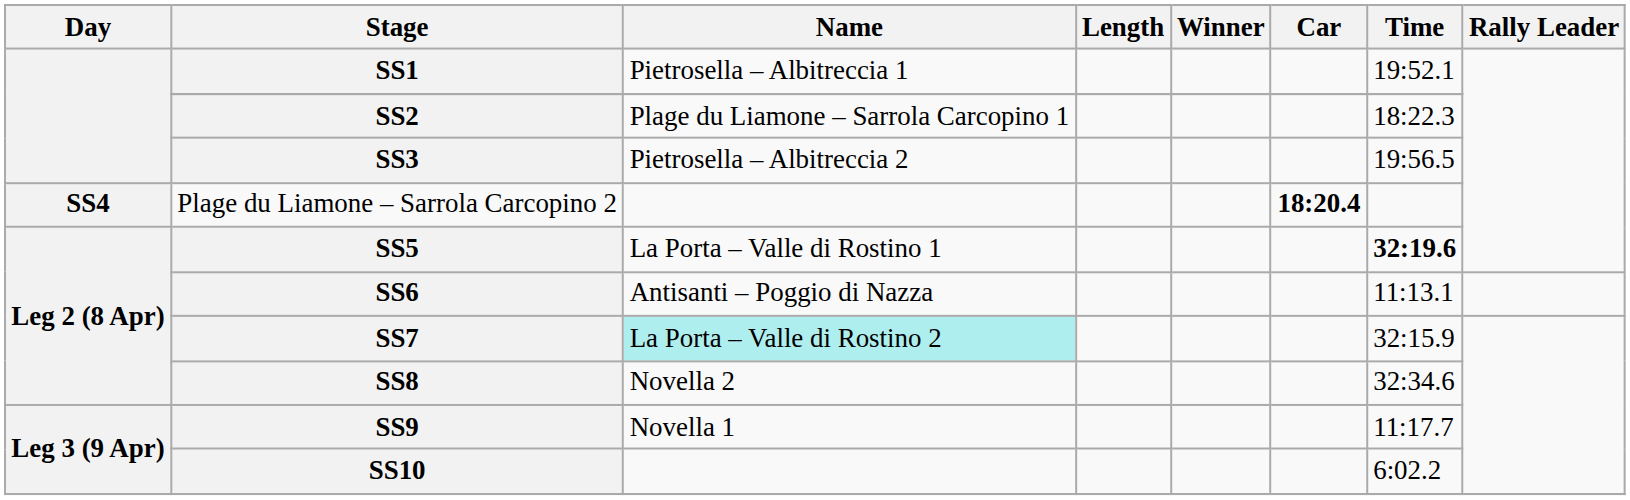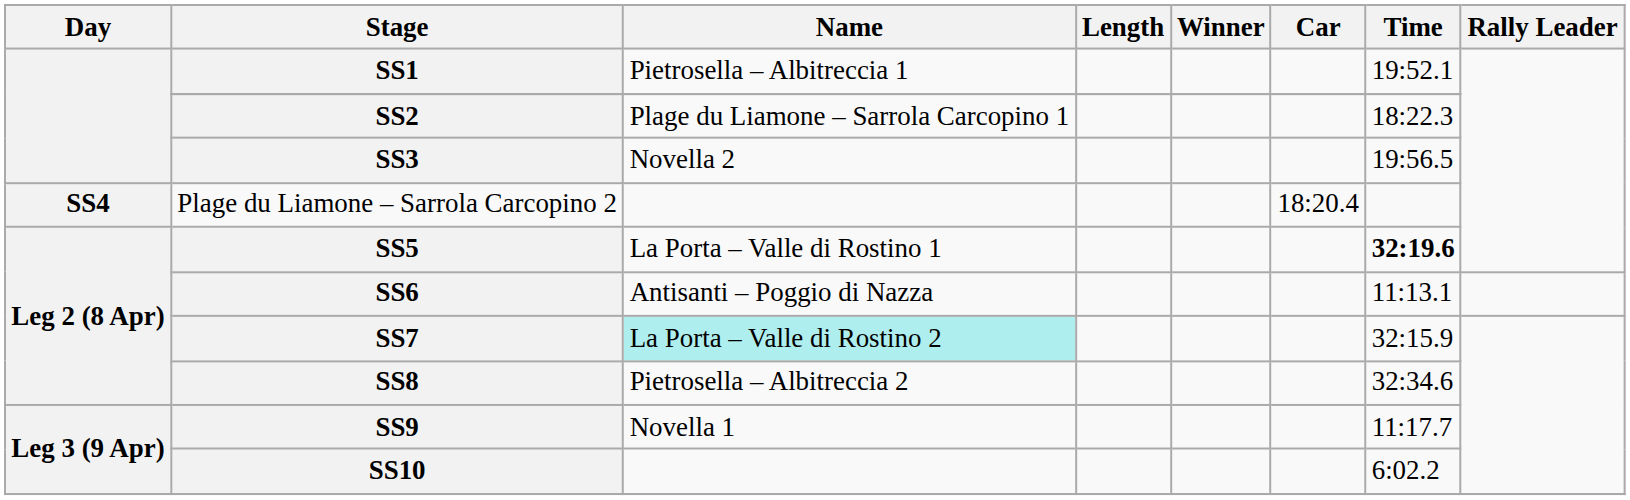(769, 159) Pietrosella – Albitreccia 2 -> (682, 159) Novella 2
(1319, 204) bold -> (1318, 204) normal
(682, 381) Novella 2 -> (769, 381) Pietrosella – Albitreccia 2
